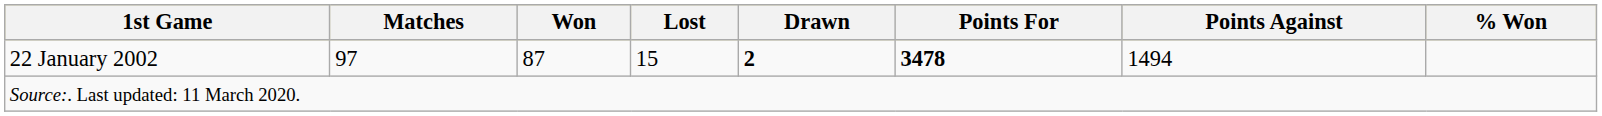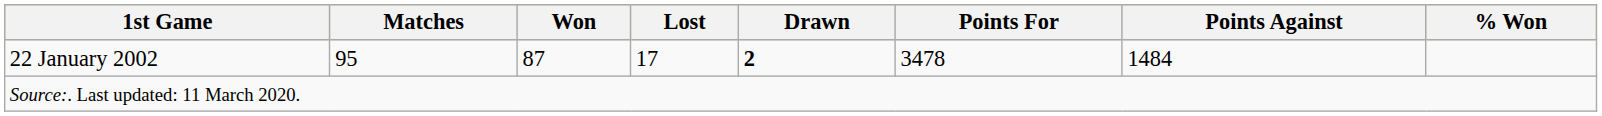(346, 57) 97 -> (346, 57) 95
(647, 57) 15 -> (647, 57) 17
(923, 57) bold -> (923, 57) normal
(1150, 57) 1494 -> (1150, 57) 1484
